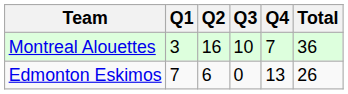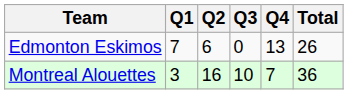rows swapped: (85, 74) <-> (82, 46)
